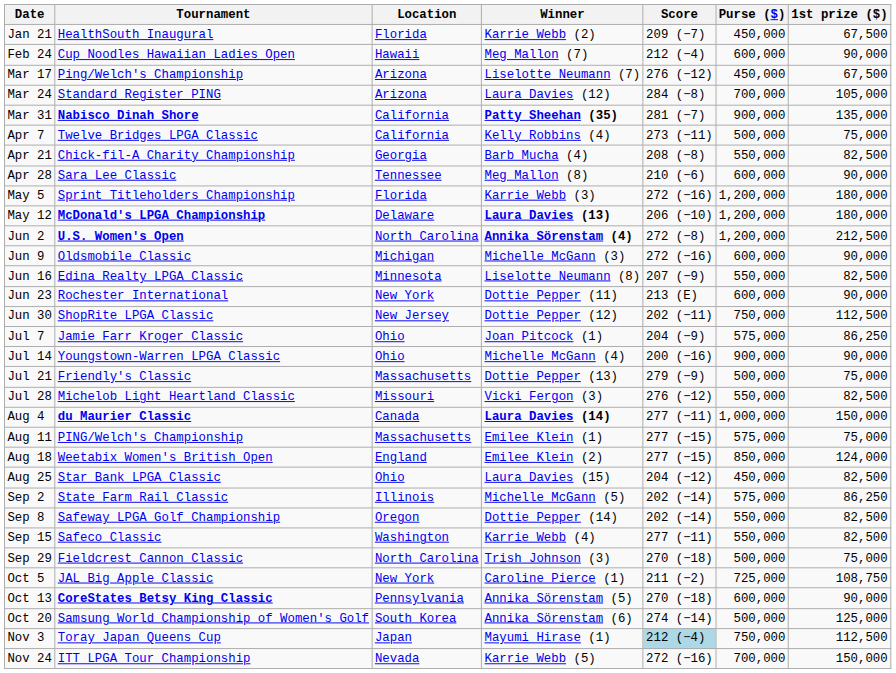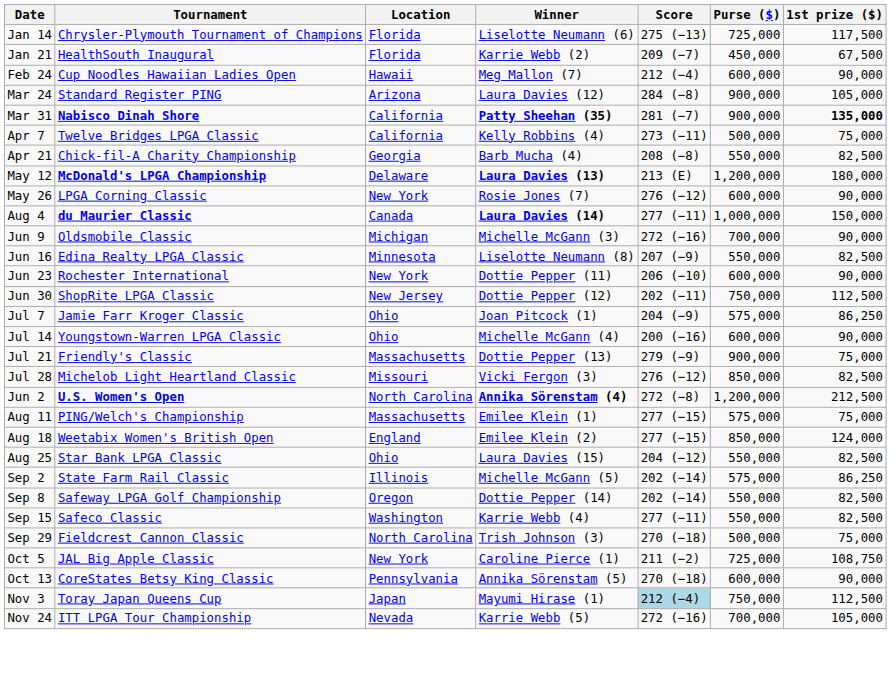+ row: (30, 35)
- row: (30, 75)
(759, 95) 700,000 -> (754, 95) 900,000
(862, 115) normal -> (857, 115) bold
- row: (30, 176)
- row: (26, 196)
(679, 216) 206 (−10) -> (667, 176) 213 (E)
+ row: (30, 196)
rows swapped: (26, 236) <-> (26, 417)
(759, 256) 600,000 -> (754, 236) 700,000
(672, 296) 213 (E) -> (674, 276) 206 (−10)
(759, 357) 900,000 -> (754, 337) 600,000
(759, 377) 500,000 -> (754, 357) 900,000
(759, 397) 550,000 -> (754, 377) 850,000
(759, 477) 450,000 -> (754, 457) 550,000
(165, 598) bold -> (166, 578) normal
- row: (30, 618)
(862, 659) 150,000 -> (857, 618) 105,000
